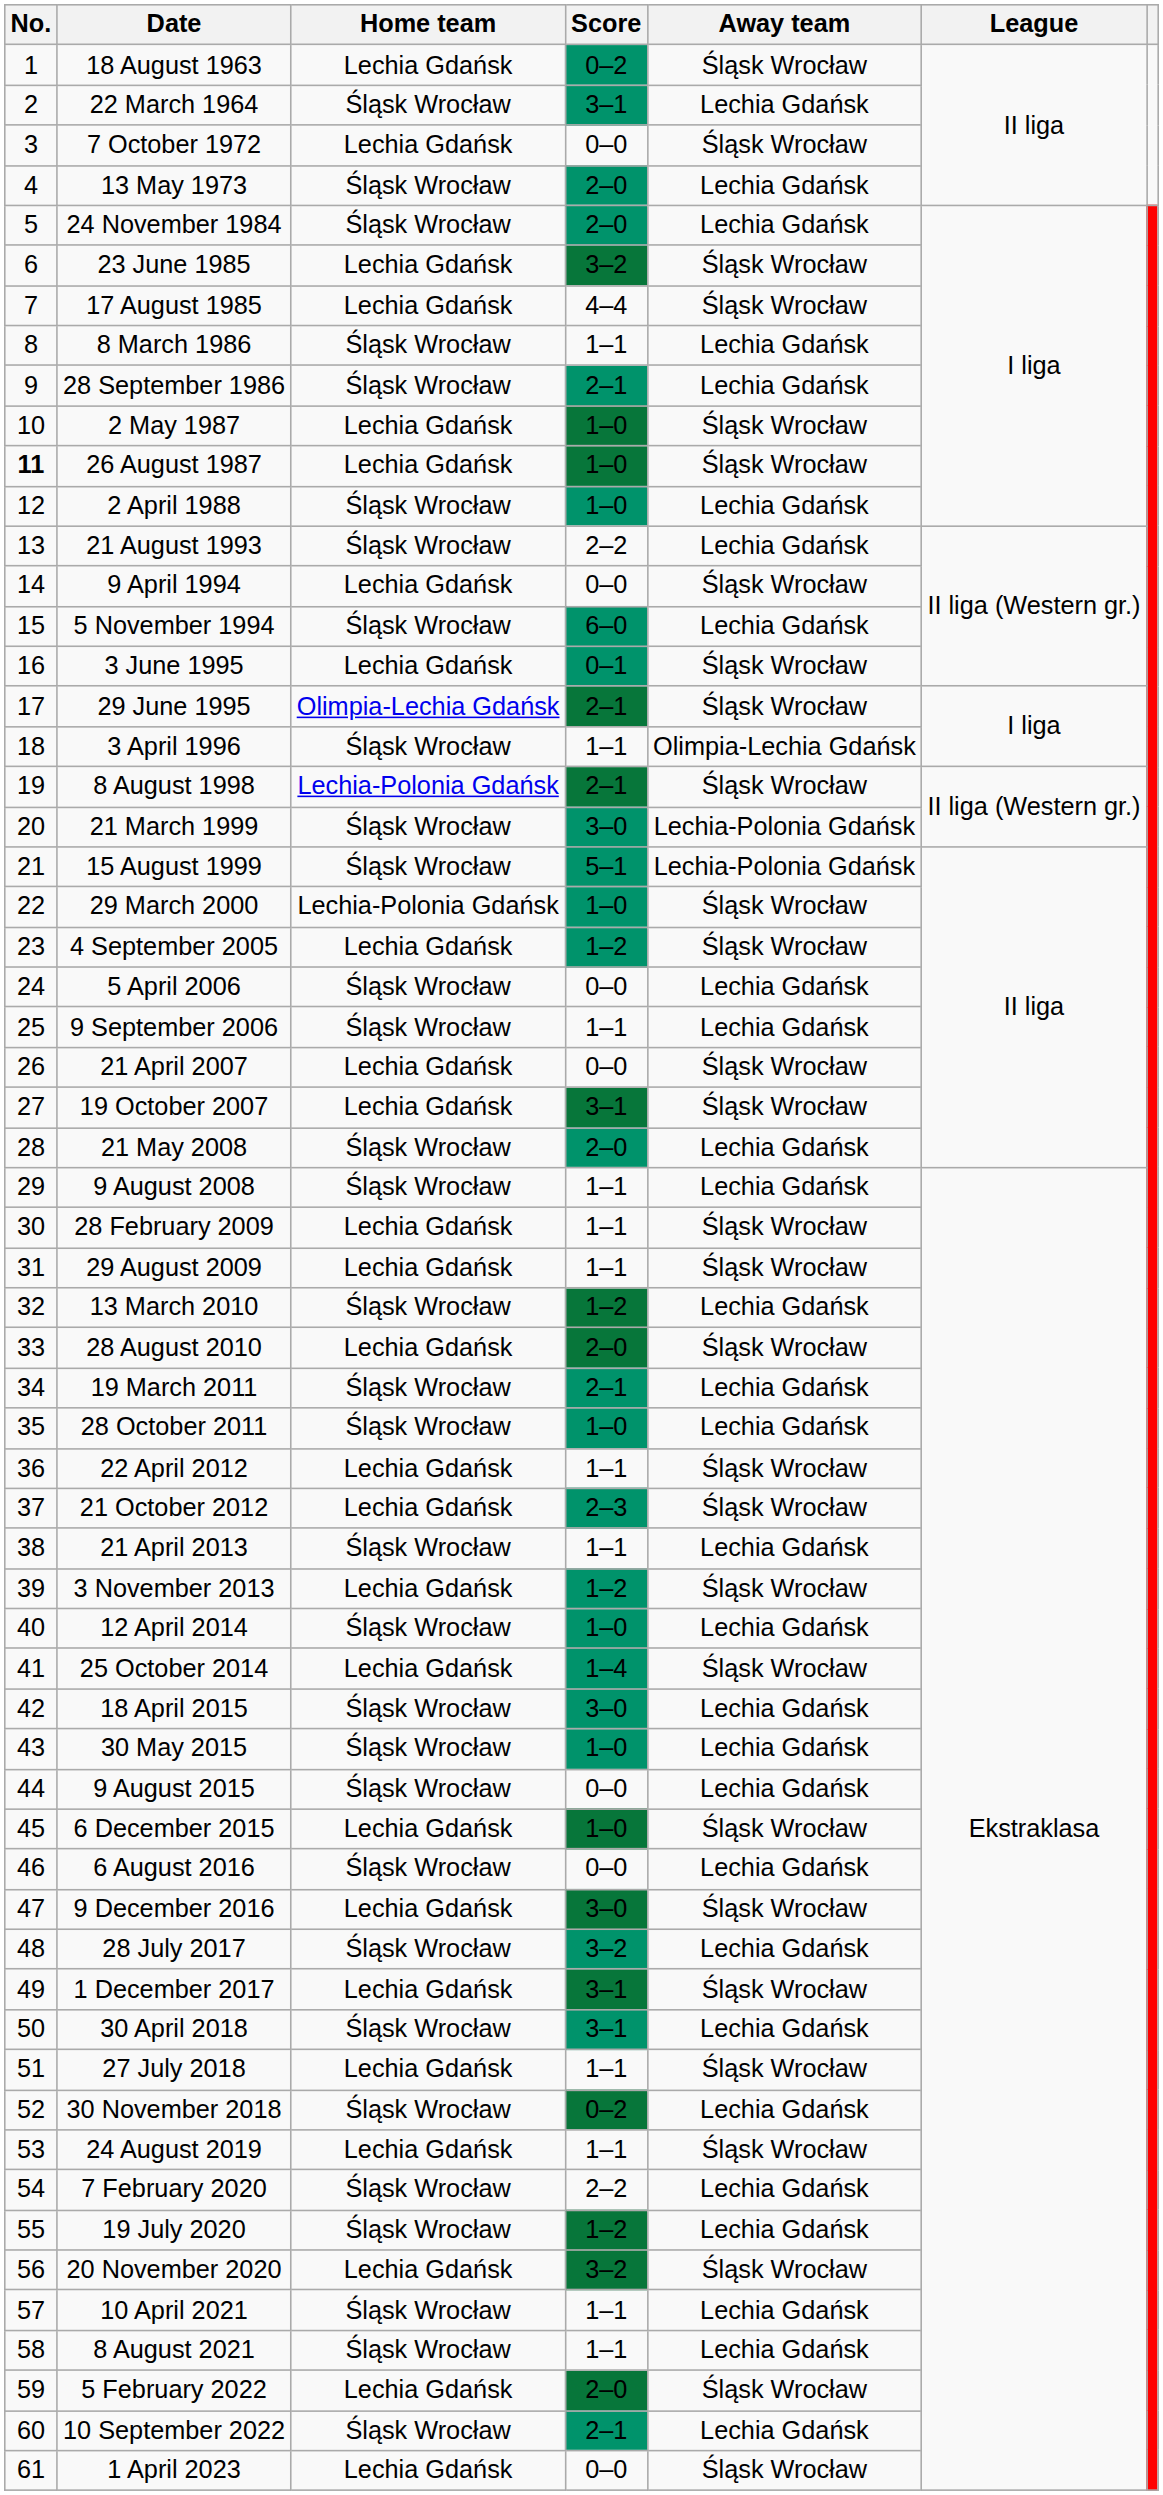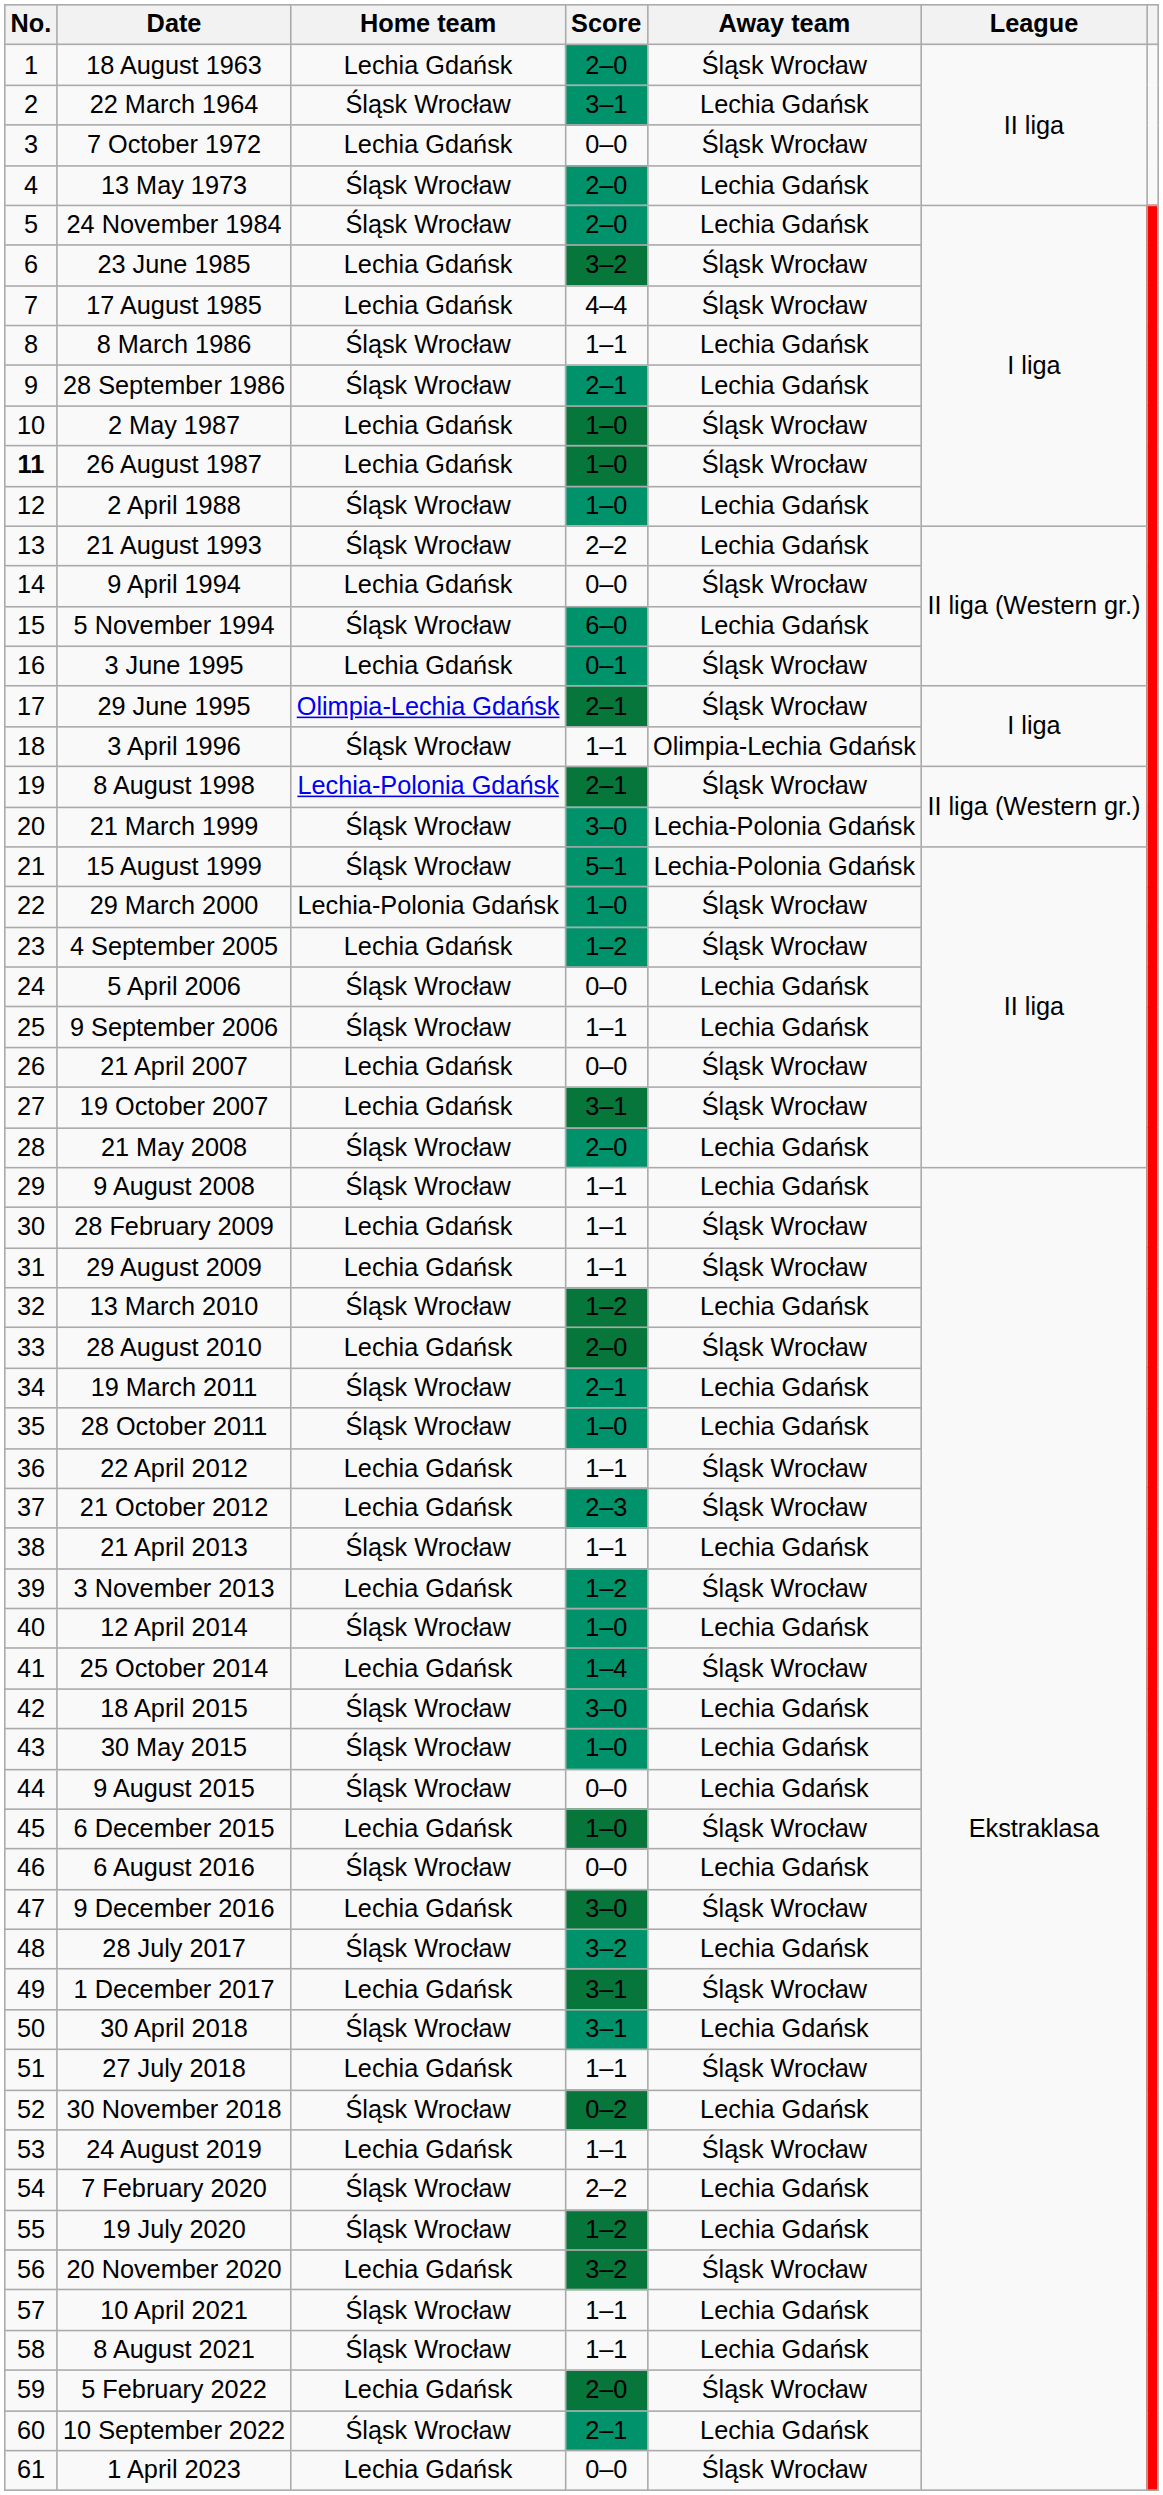(606, 64) 0–2 -> (606, 64) 2–0
